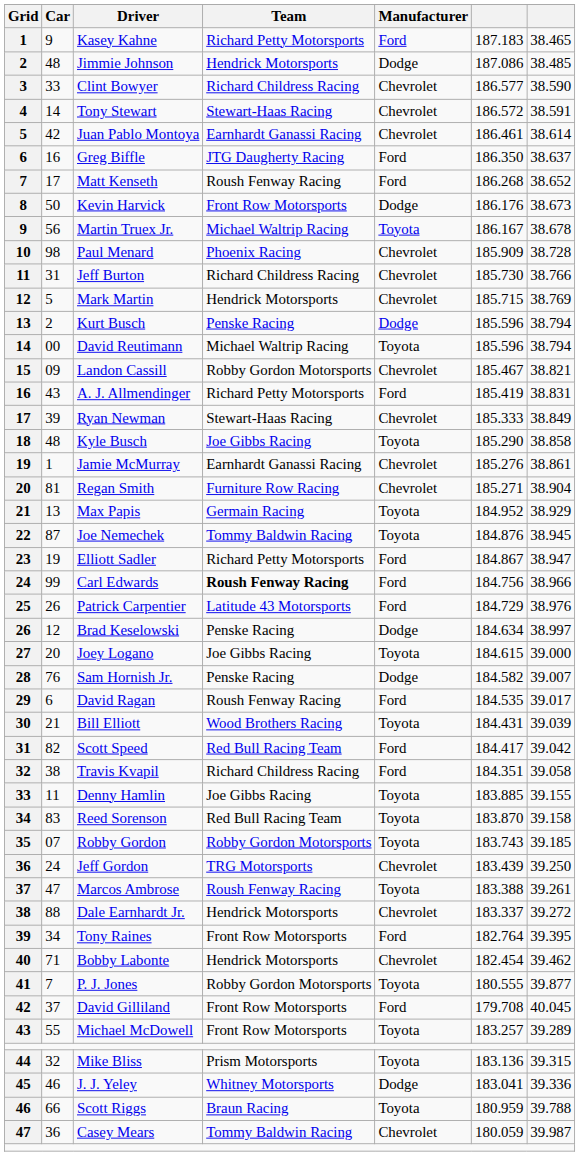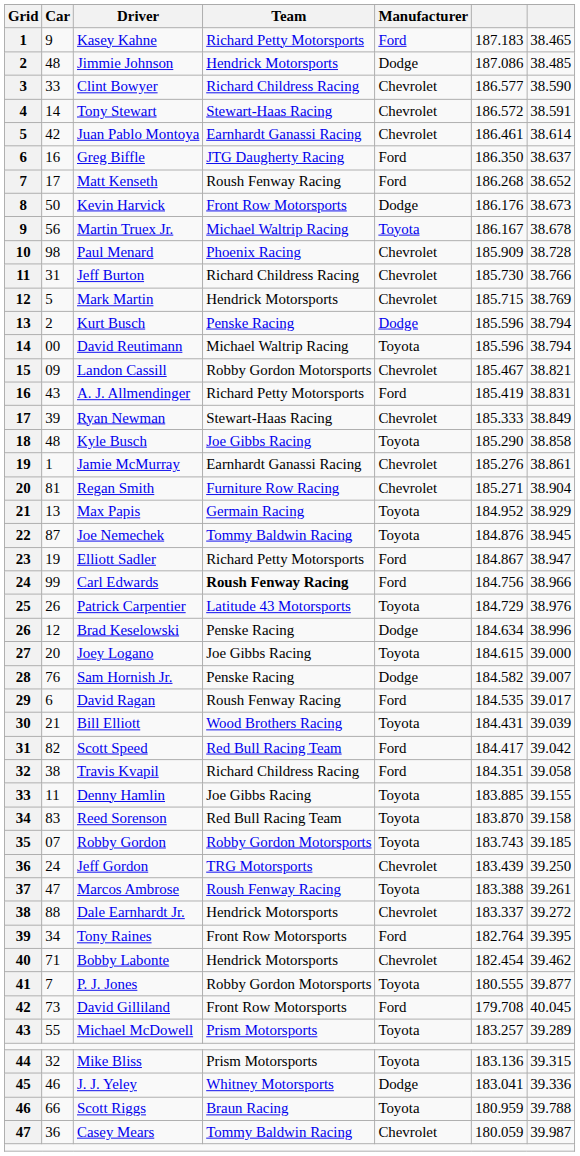(392, 606) Ford -> (399, 606) Toyota
(551, 629) 38.997 -> (551, 629) 38.996
(53, 1007) 37 -> (53, 1007) 73
(276, 1031) Front Row Motorsports -> (262, 1031) Prism Motorsports
